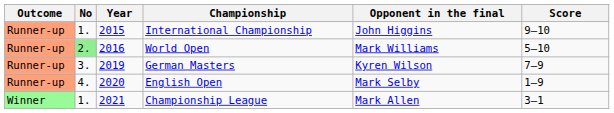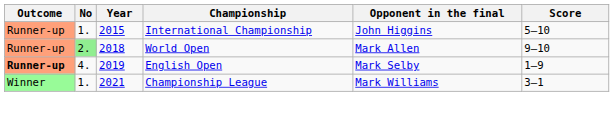(537, 30) 9–10 -> (537, 30) 5–10
(112, 48) 2016 -> (112, 48) 2018
(397, 48) Mark Williams -> (387, 48) Mark Allen
(537, 48) 5–10 -> (537, 48) 9–10
- row: (190, 65)
(36, 83) normal -> (36, 65) bold
(112, 83) 2020 -> (112, 65) 2019
(387, 100) Mark Allen -> (397, 83) Mark Williams
